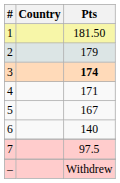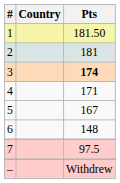(89, 52) 179 -> (89, 52) 181
(89, 130) 140 -> (89, 130) 148
